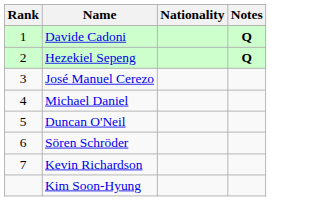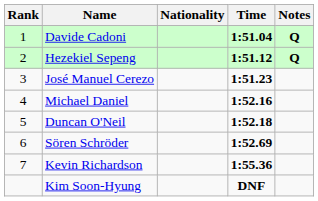+ column: (251, 15)
